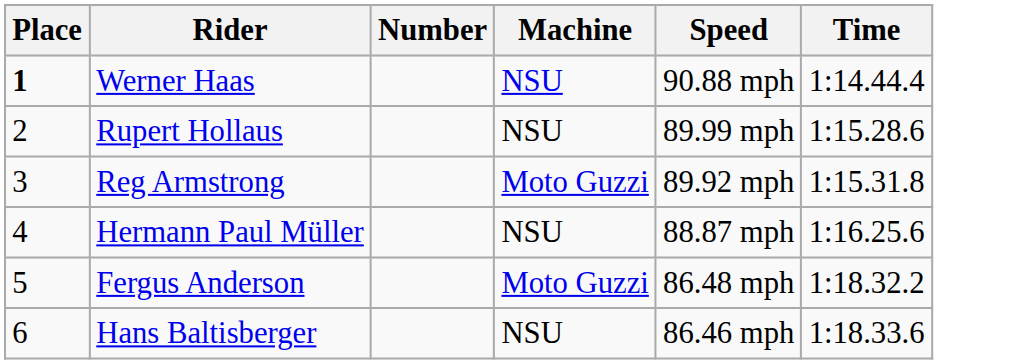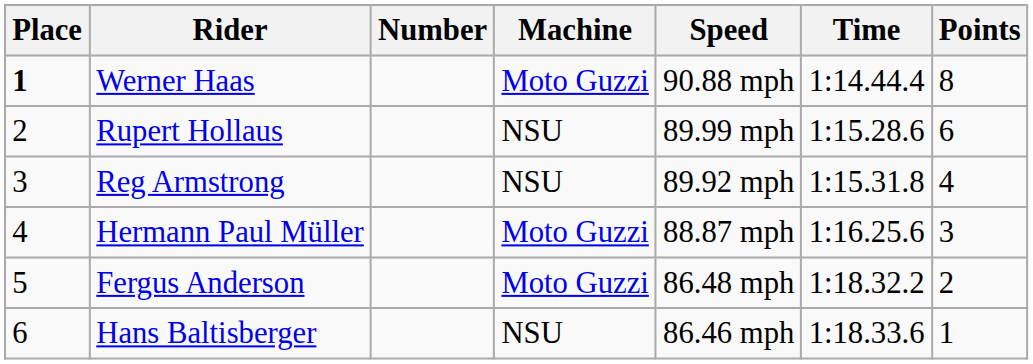+ column: (980, 30)
(532, 80) NSU -> (575, 80) Moto Guzzi
(575, 181) Moto Guzzi -> (532, 181) NSU
(532, 232) NSU -> (575, 232) Moto Guzzi
